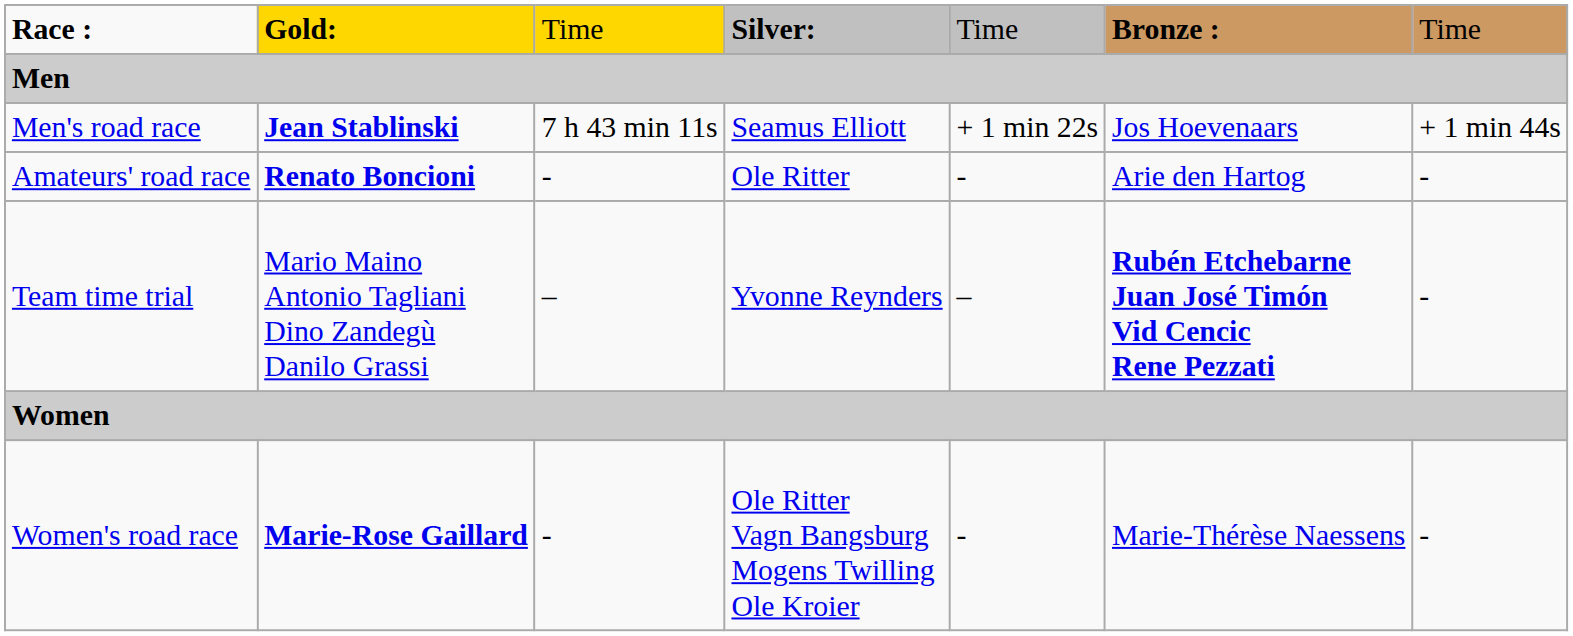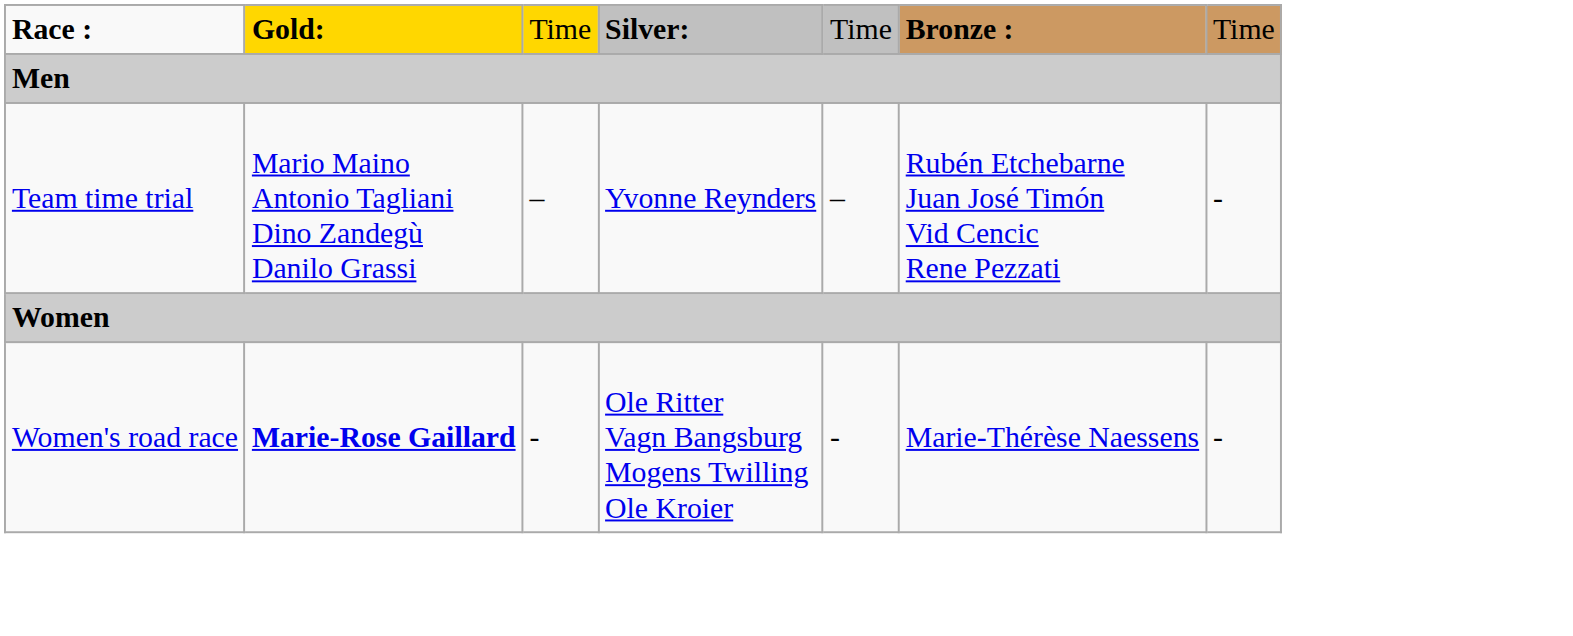- row: (106, 127)
- row: (131, 176)
(1231, 313) bold -> (1015, 215) normal
